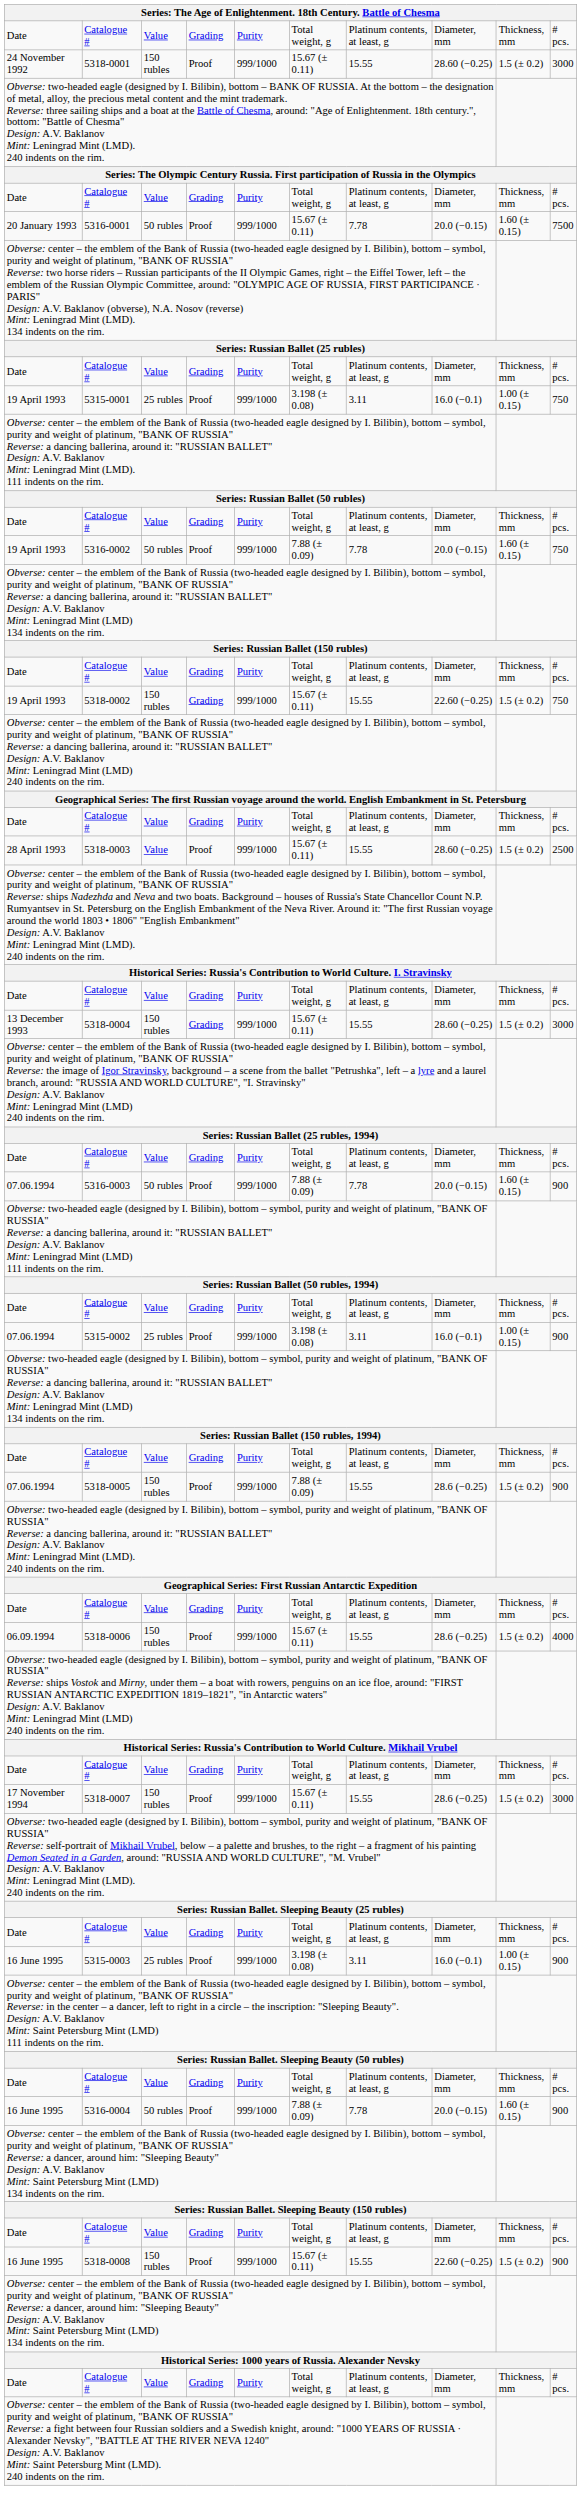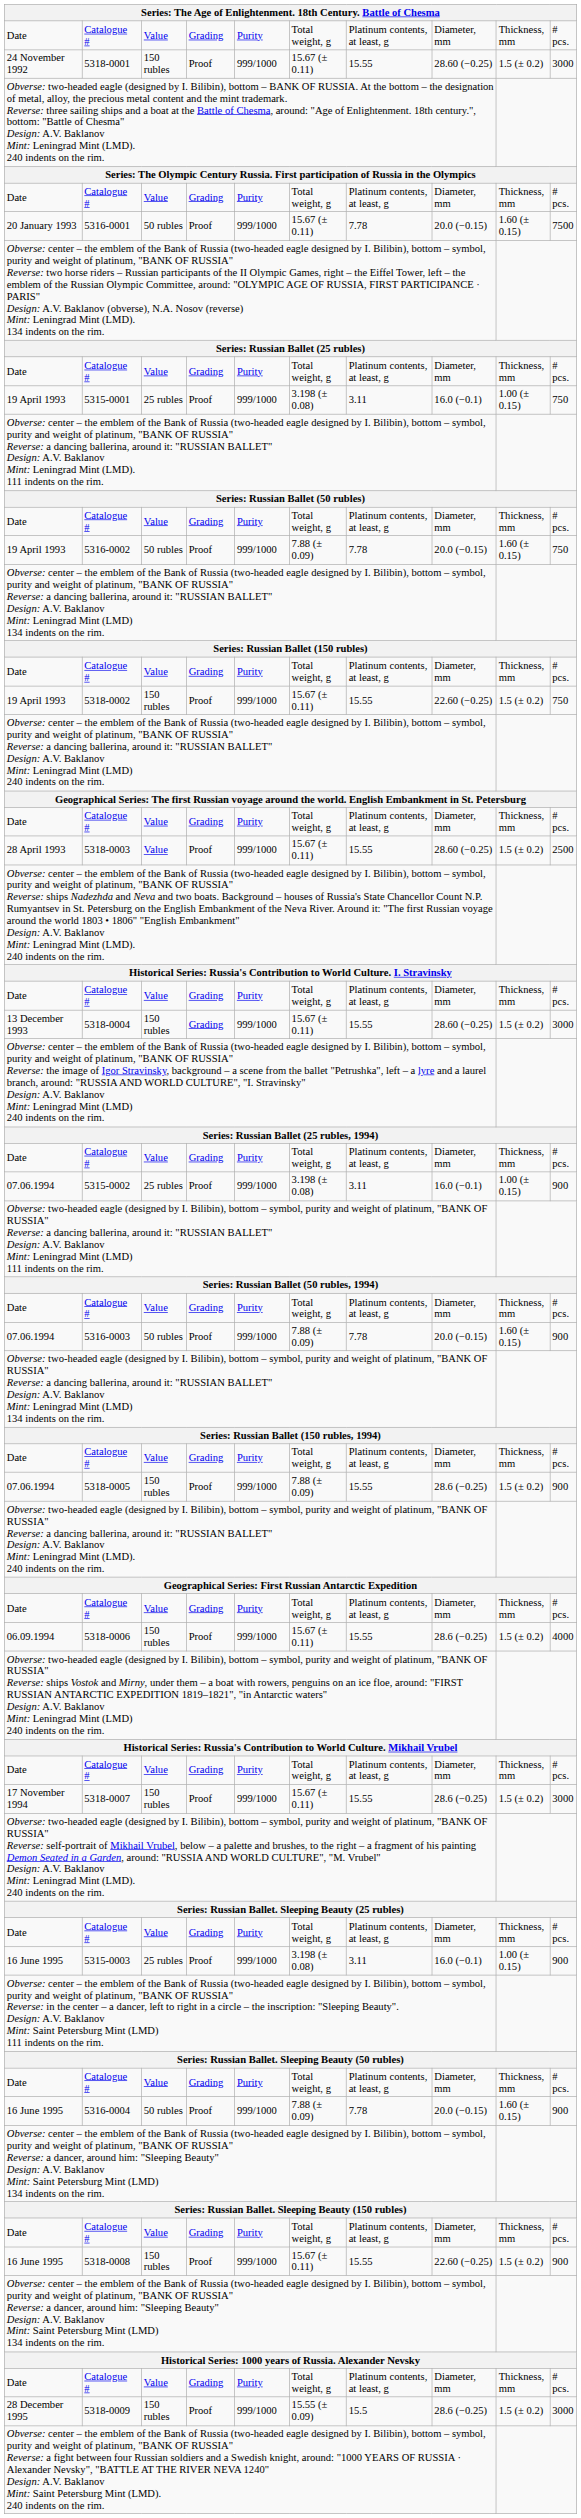(206, 700) Grading -> (200, 700) Proof
rows swapped: (31, 1336) <-> (31, 1186)
+ row: (35, 2411)
